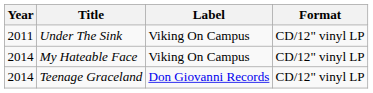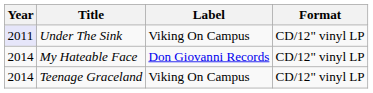(20, 35) no background -> (20, 35) lavender background
(199, 56) Viking On Campus -> (209, 56) Don Giovanni Records
(209, 77) Don Giovanni Records -> (199, 77) Viking On Campus
